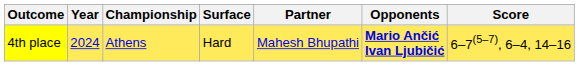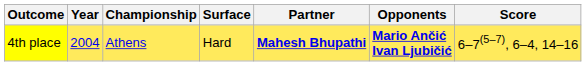(85, 43) 2024 -> (85, 43) 2004
(308, 43) normal -> (312, 43) bold
